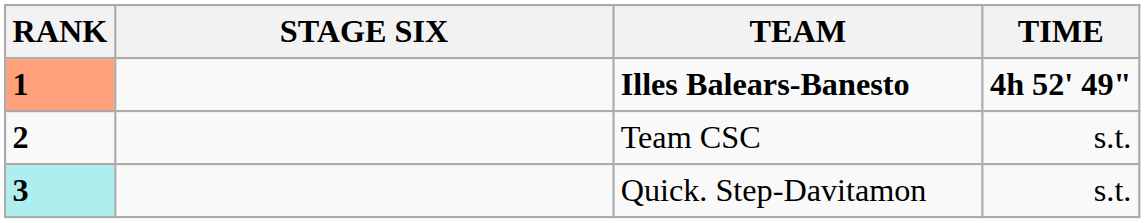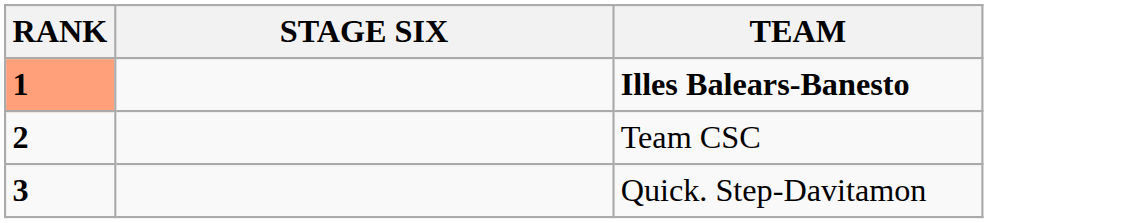- column: (1061, 31)
(21, 190) paleturquoise background -> (21, 190) no background
